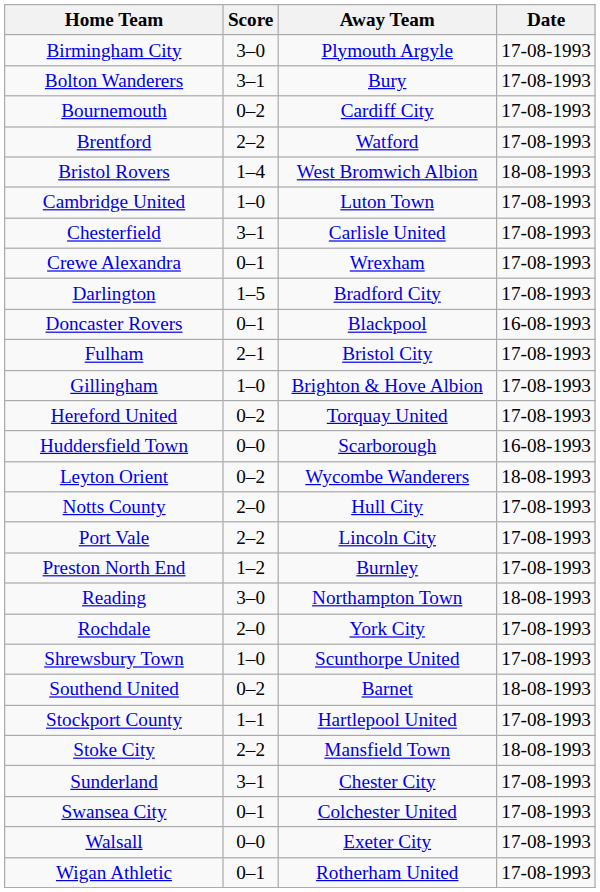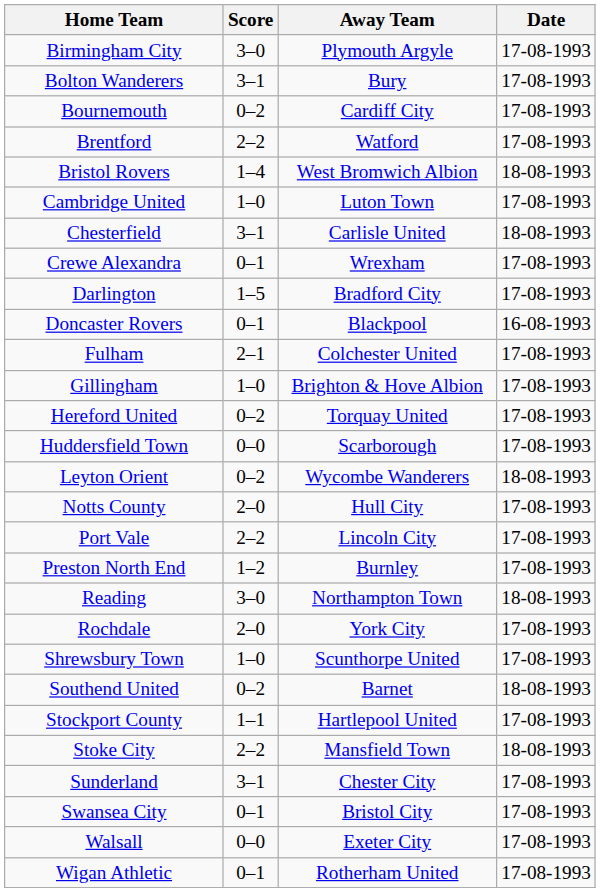(546, 232) 17-08-1993 -> (546, 232) 18-08-1993
(387, 354) Bristol City -> (387, 354) Colchester United
(546, 446) 16-08-1993 -> (546, 446) 17-08-1993
(387, 811) Colchester United -> (387, 811) Bristol City
